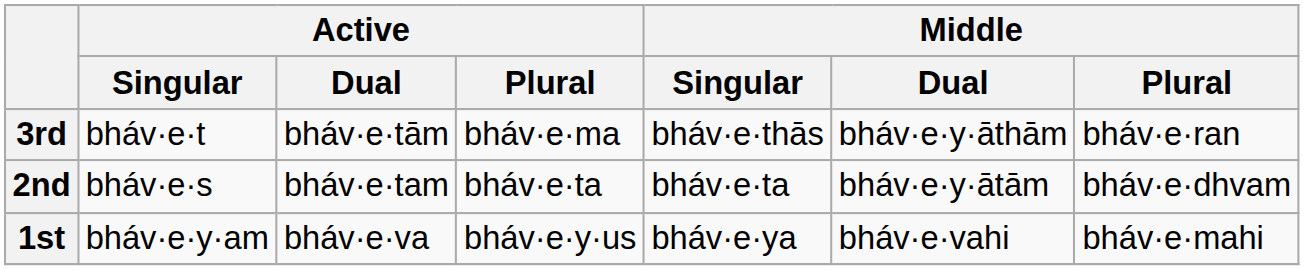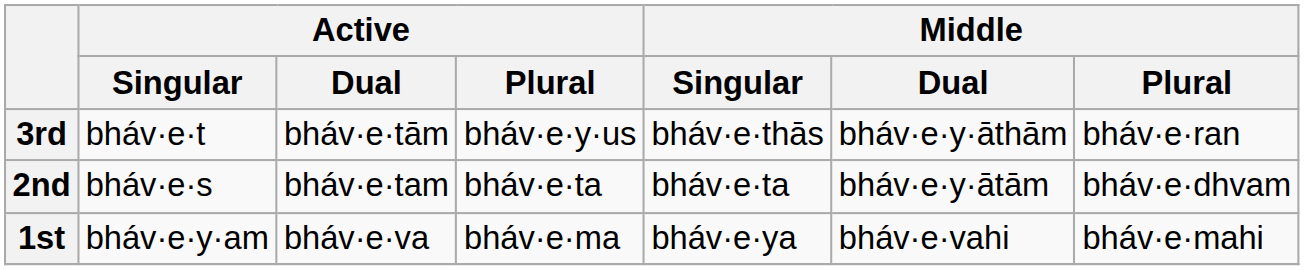(542, 133) bháv·e·ma -> (550, 133) bháv·e·y·us
(550, 237) bháv·e·y·us -> (542, 237) bháv·e·ma
